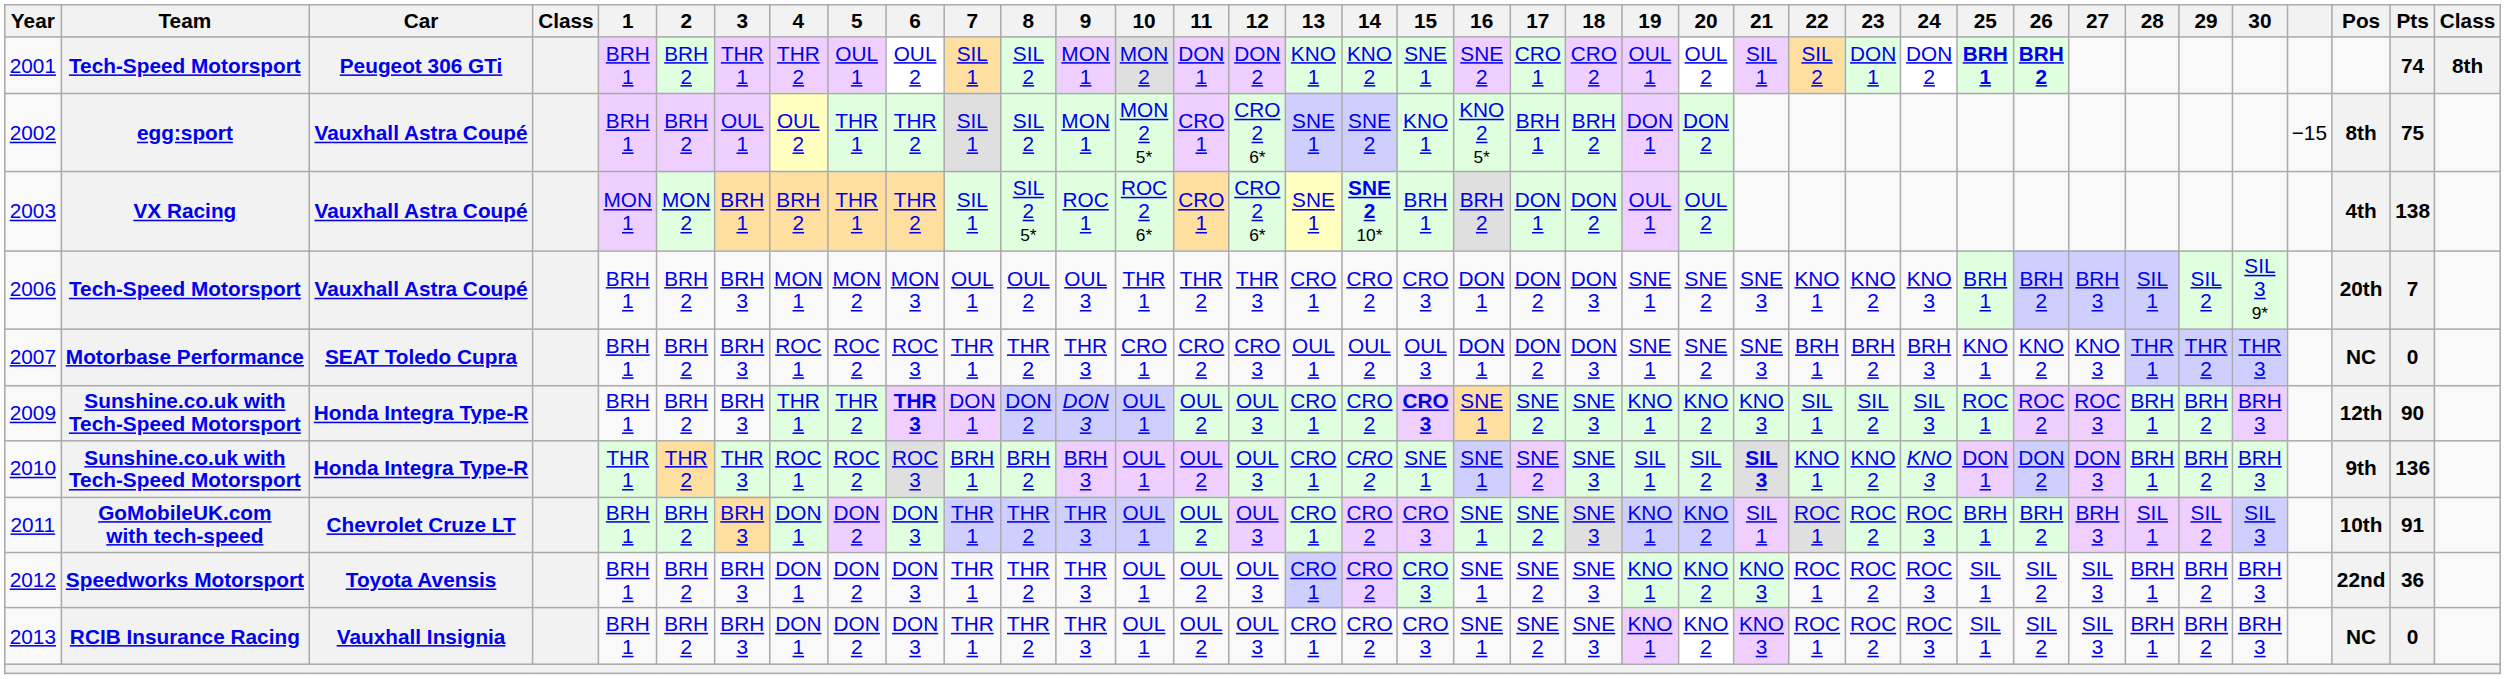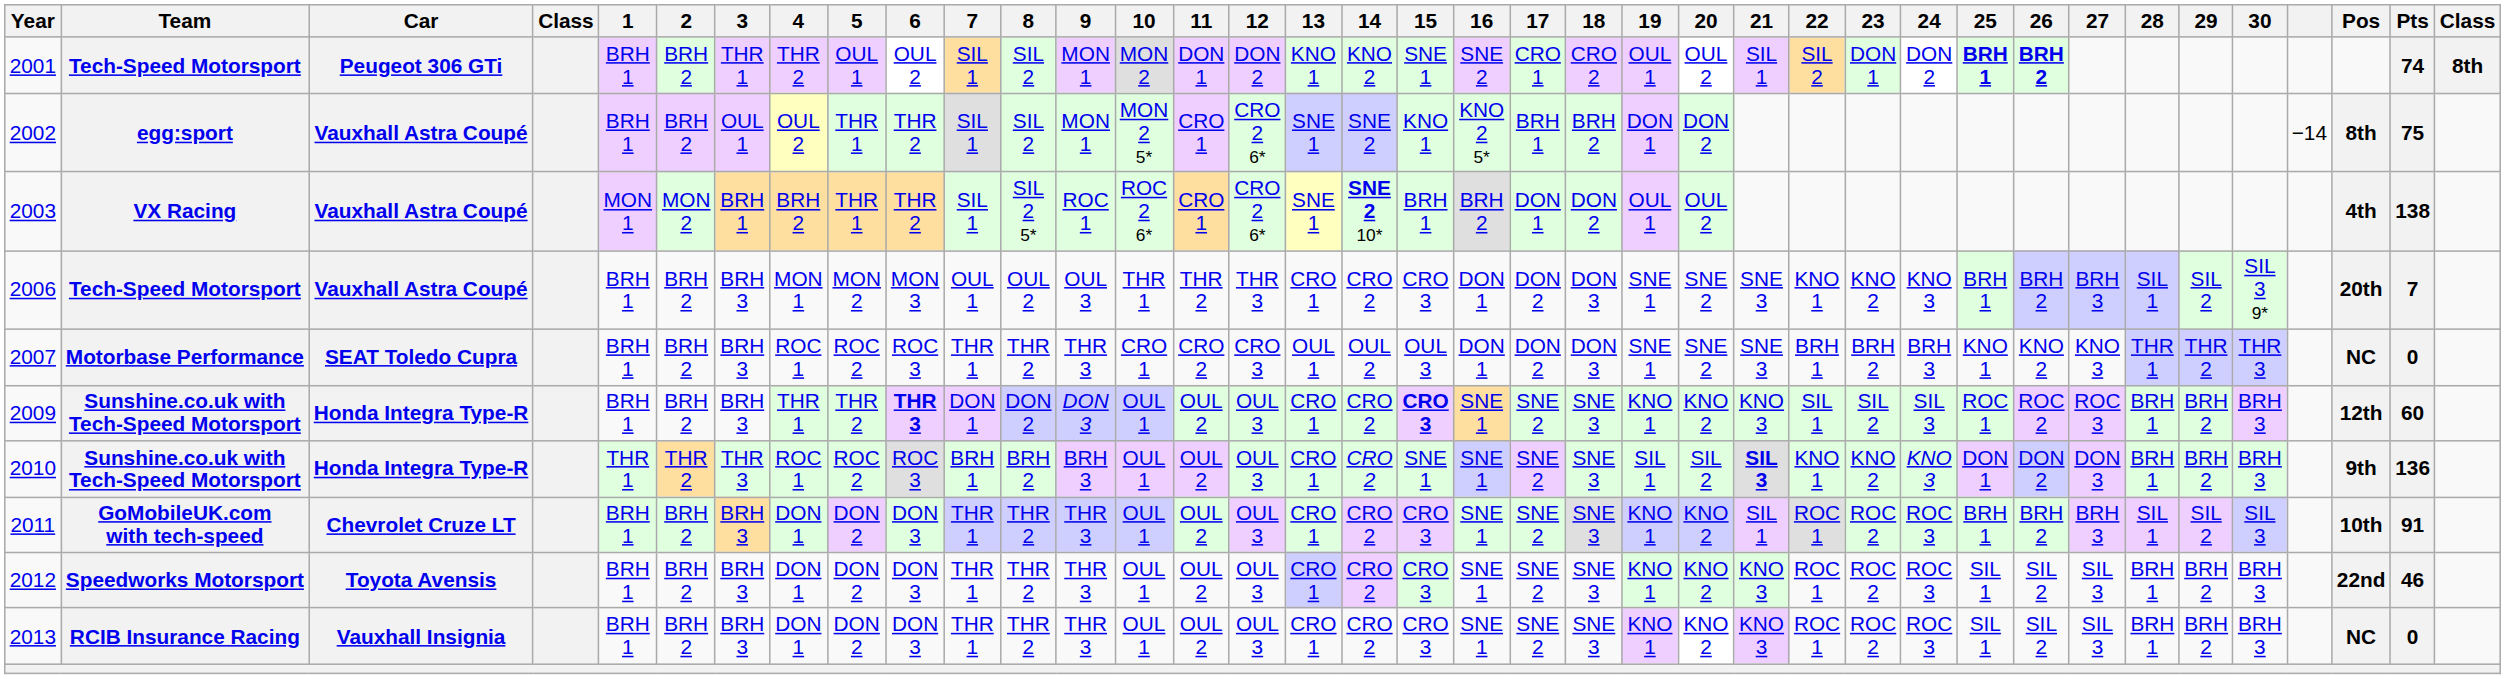(2309, 132) −15 -> (2309, 132) −14
(2413, 413) 90 -> (2413, 413) 60
(2413, 580) 36 -> (2413, 580) 46
